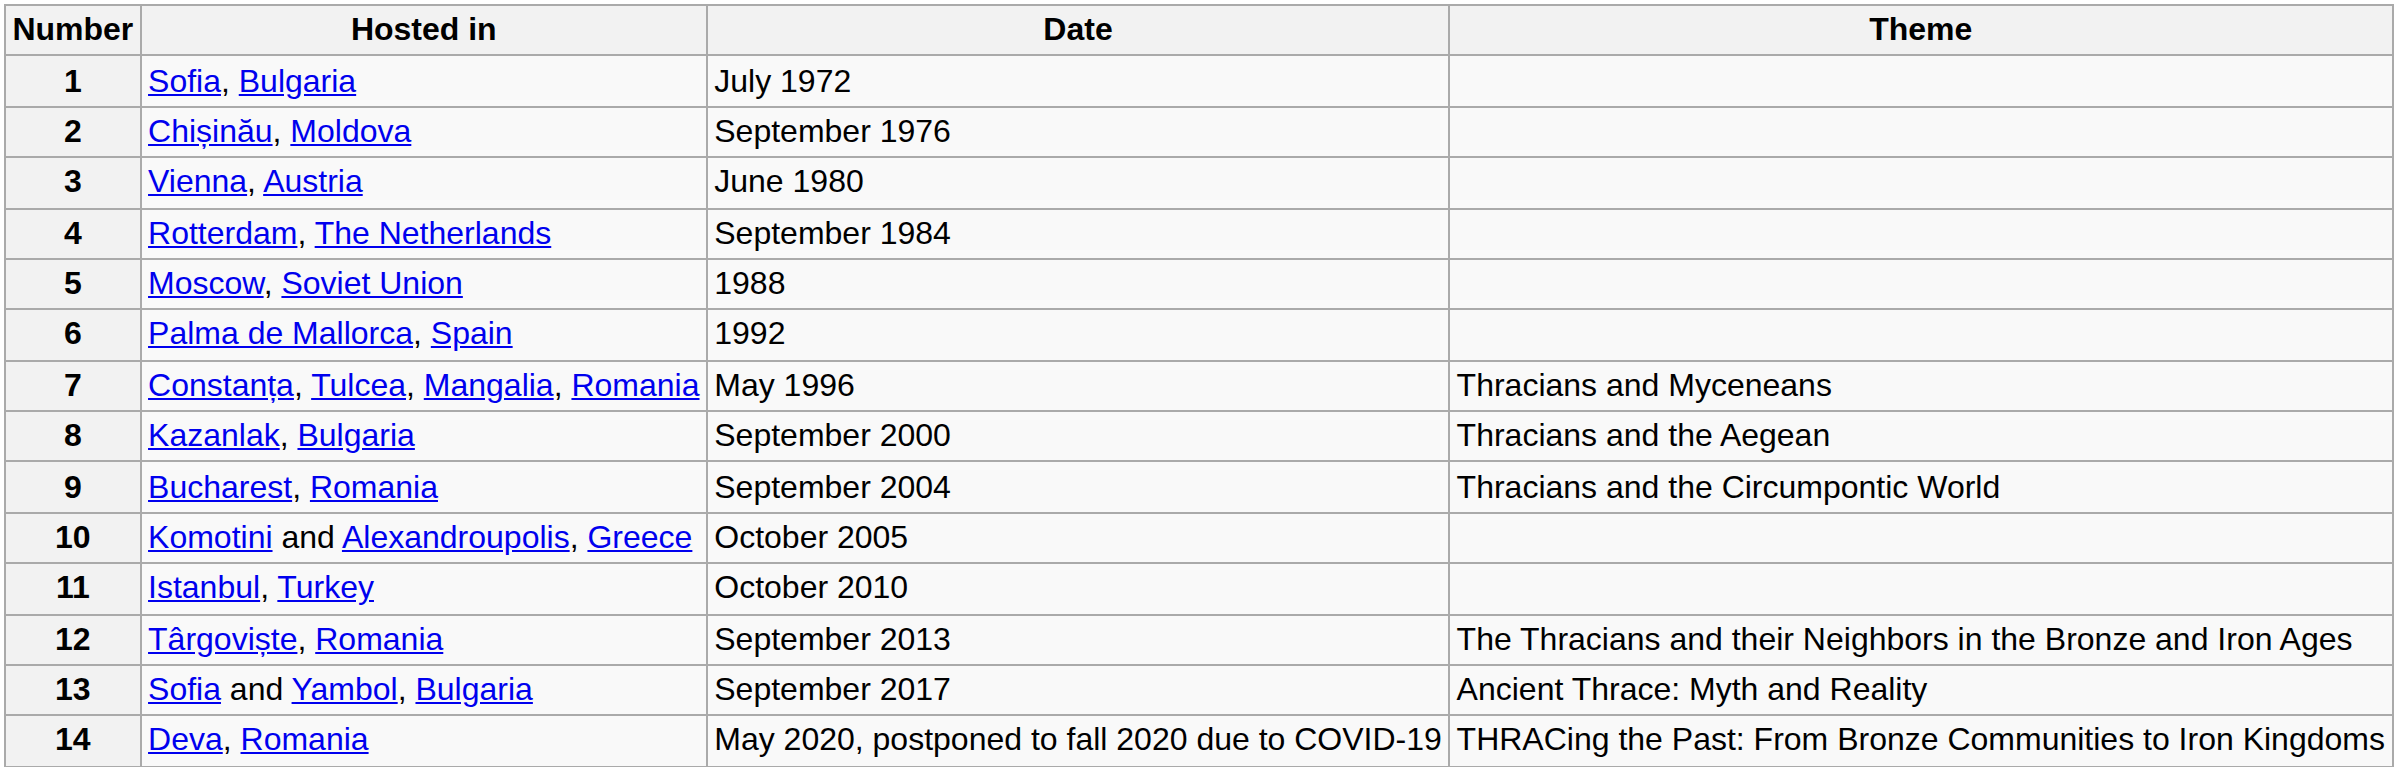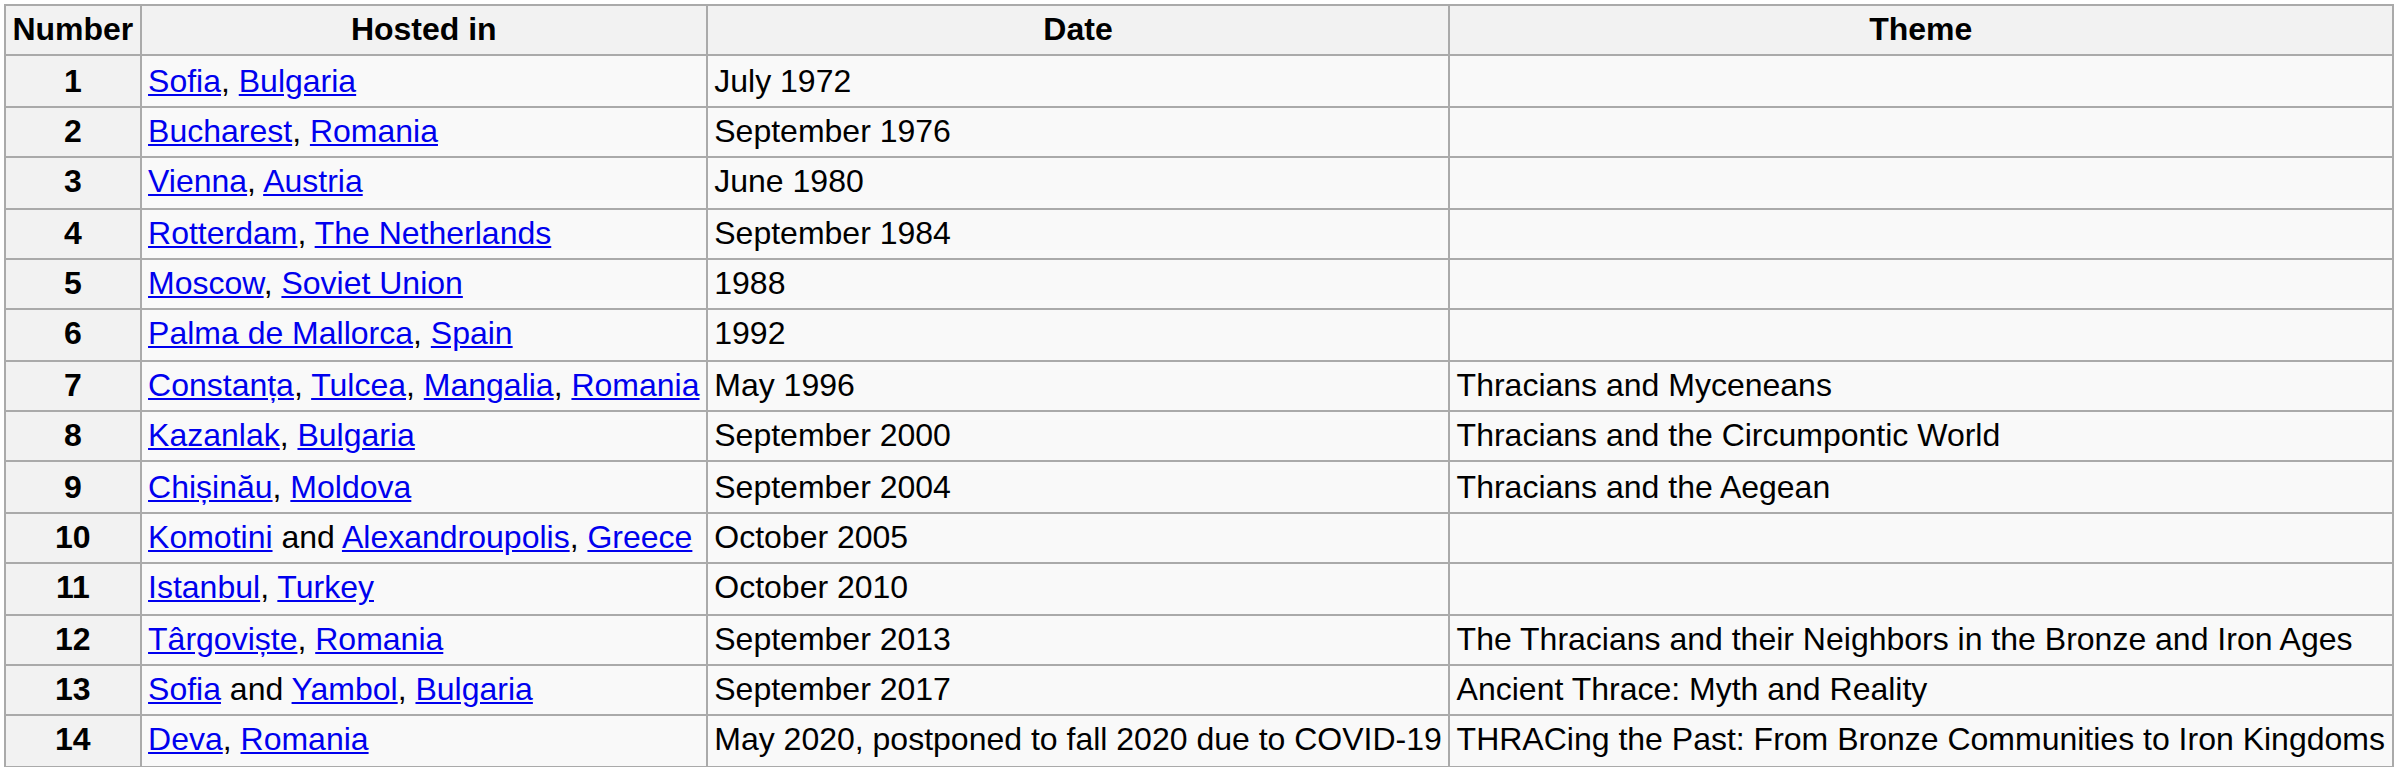(280, 131) Chișinău, Moldova -> (293, 131) Bucharest, Romania
(1643, 435) Thracians and the Aegean -> (1728, 435) Thracians and the Circumpontic World
(293, 486) Bucharest, Romania -> (280, 486) Chișinău, Moldova
(1728, 486) Thracians and the Circumpontic World -> (1643, 486) Thracians and the Aegean
